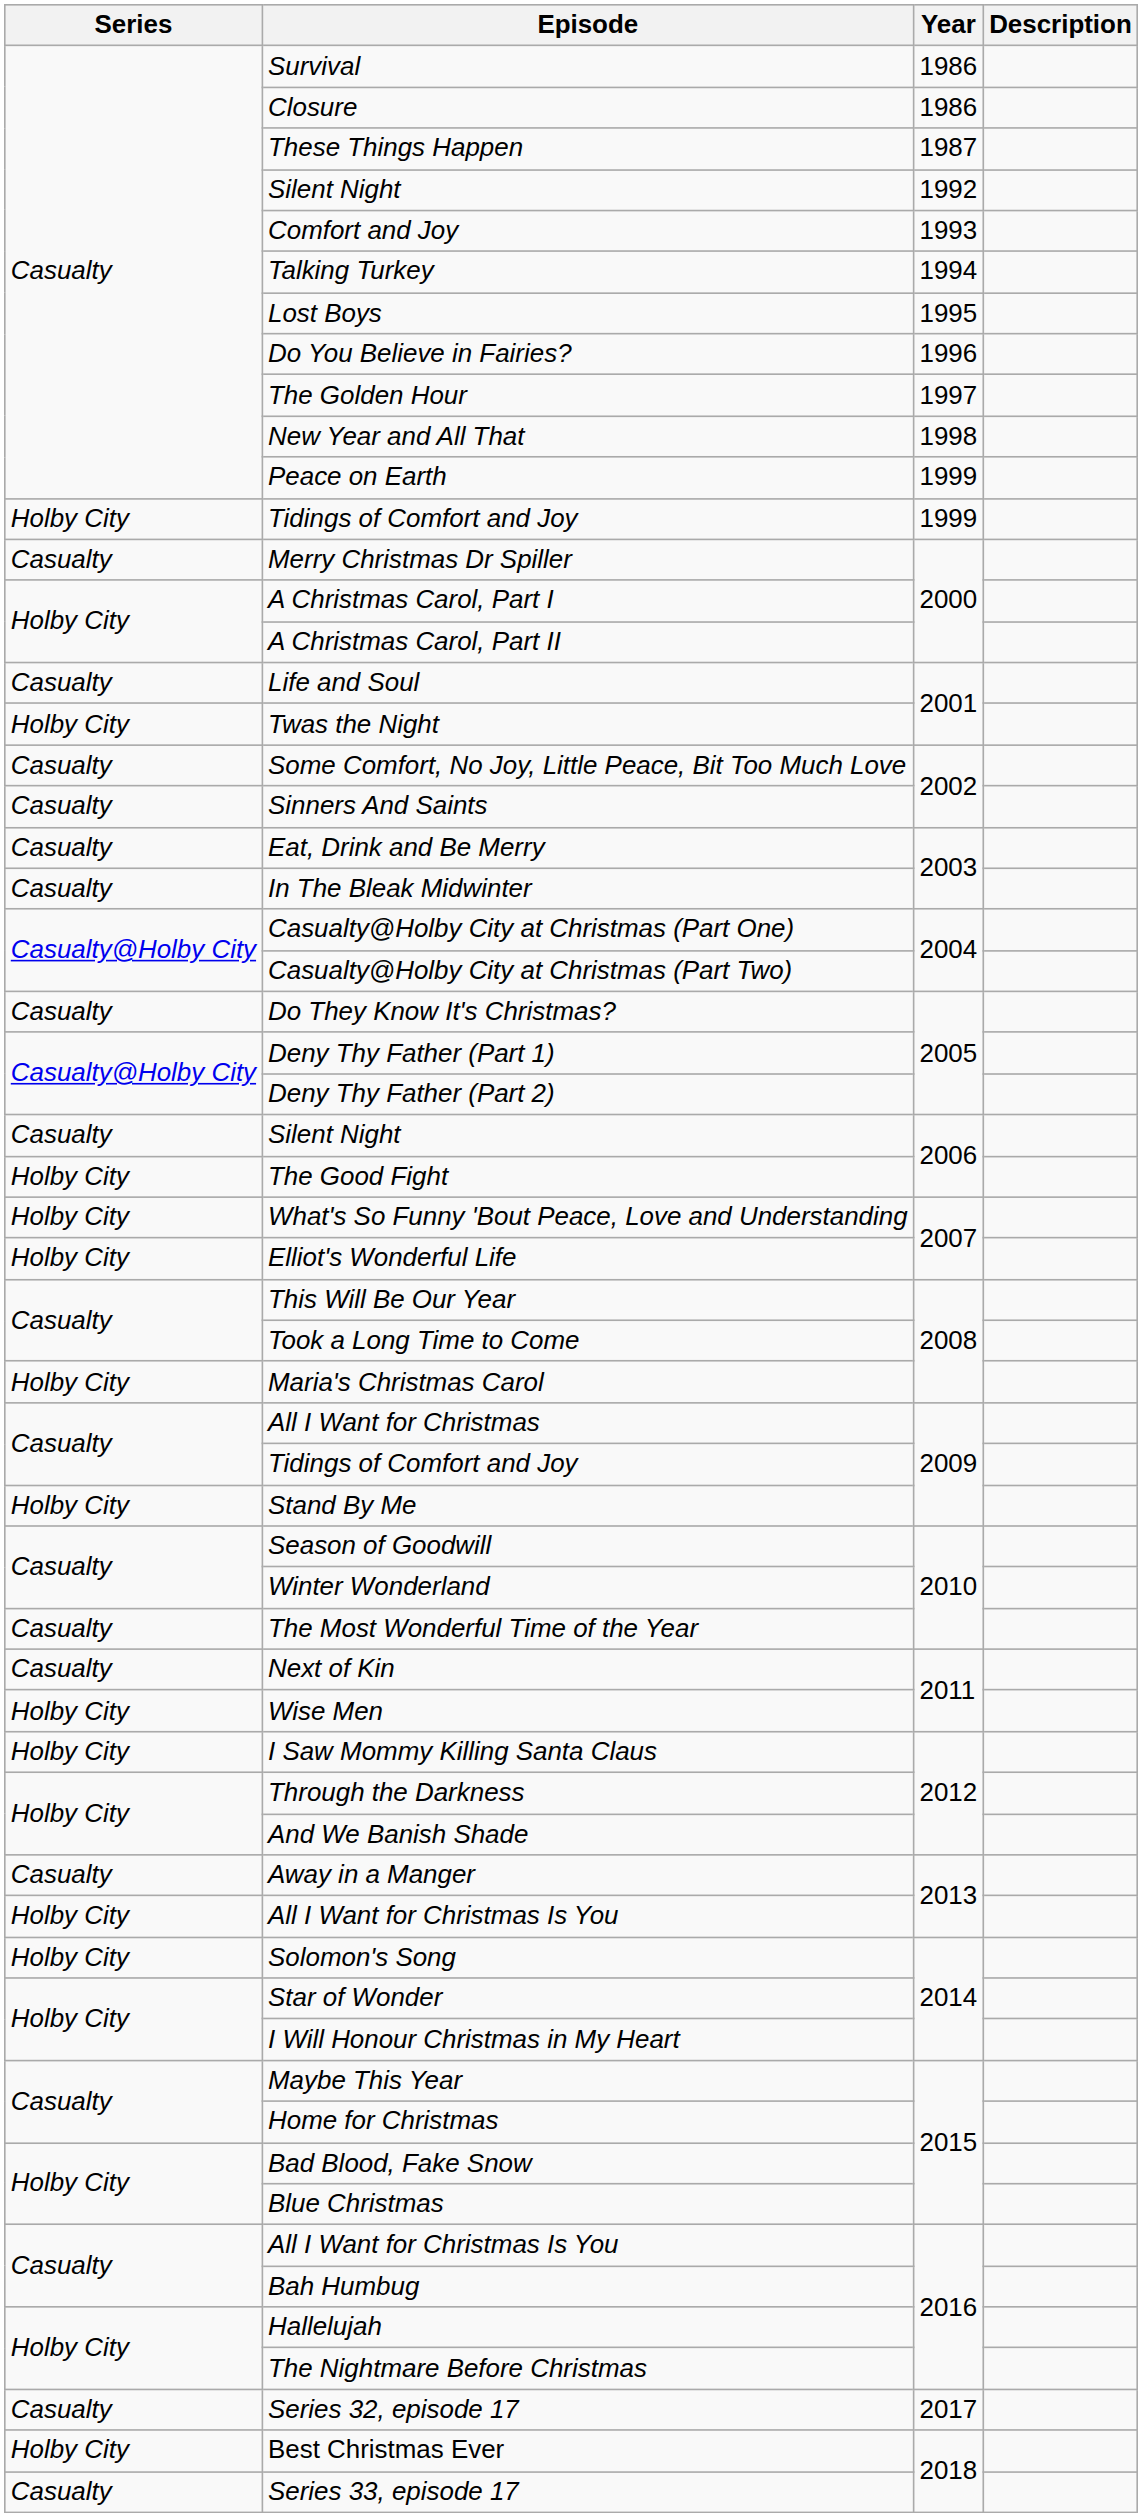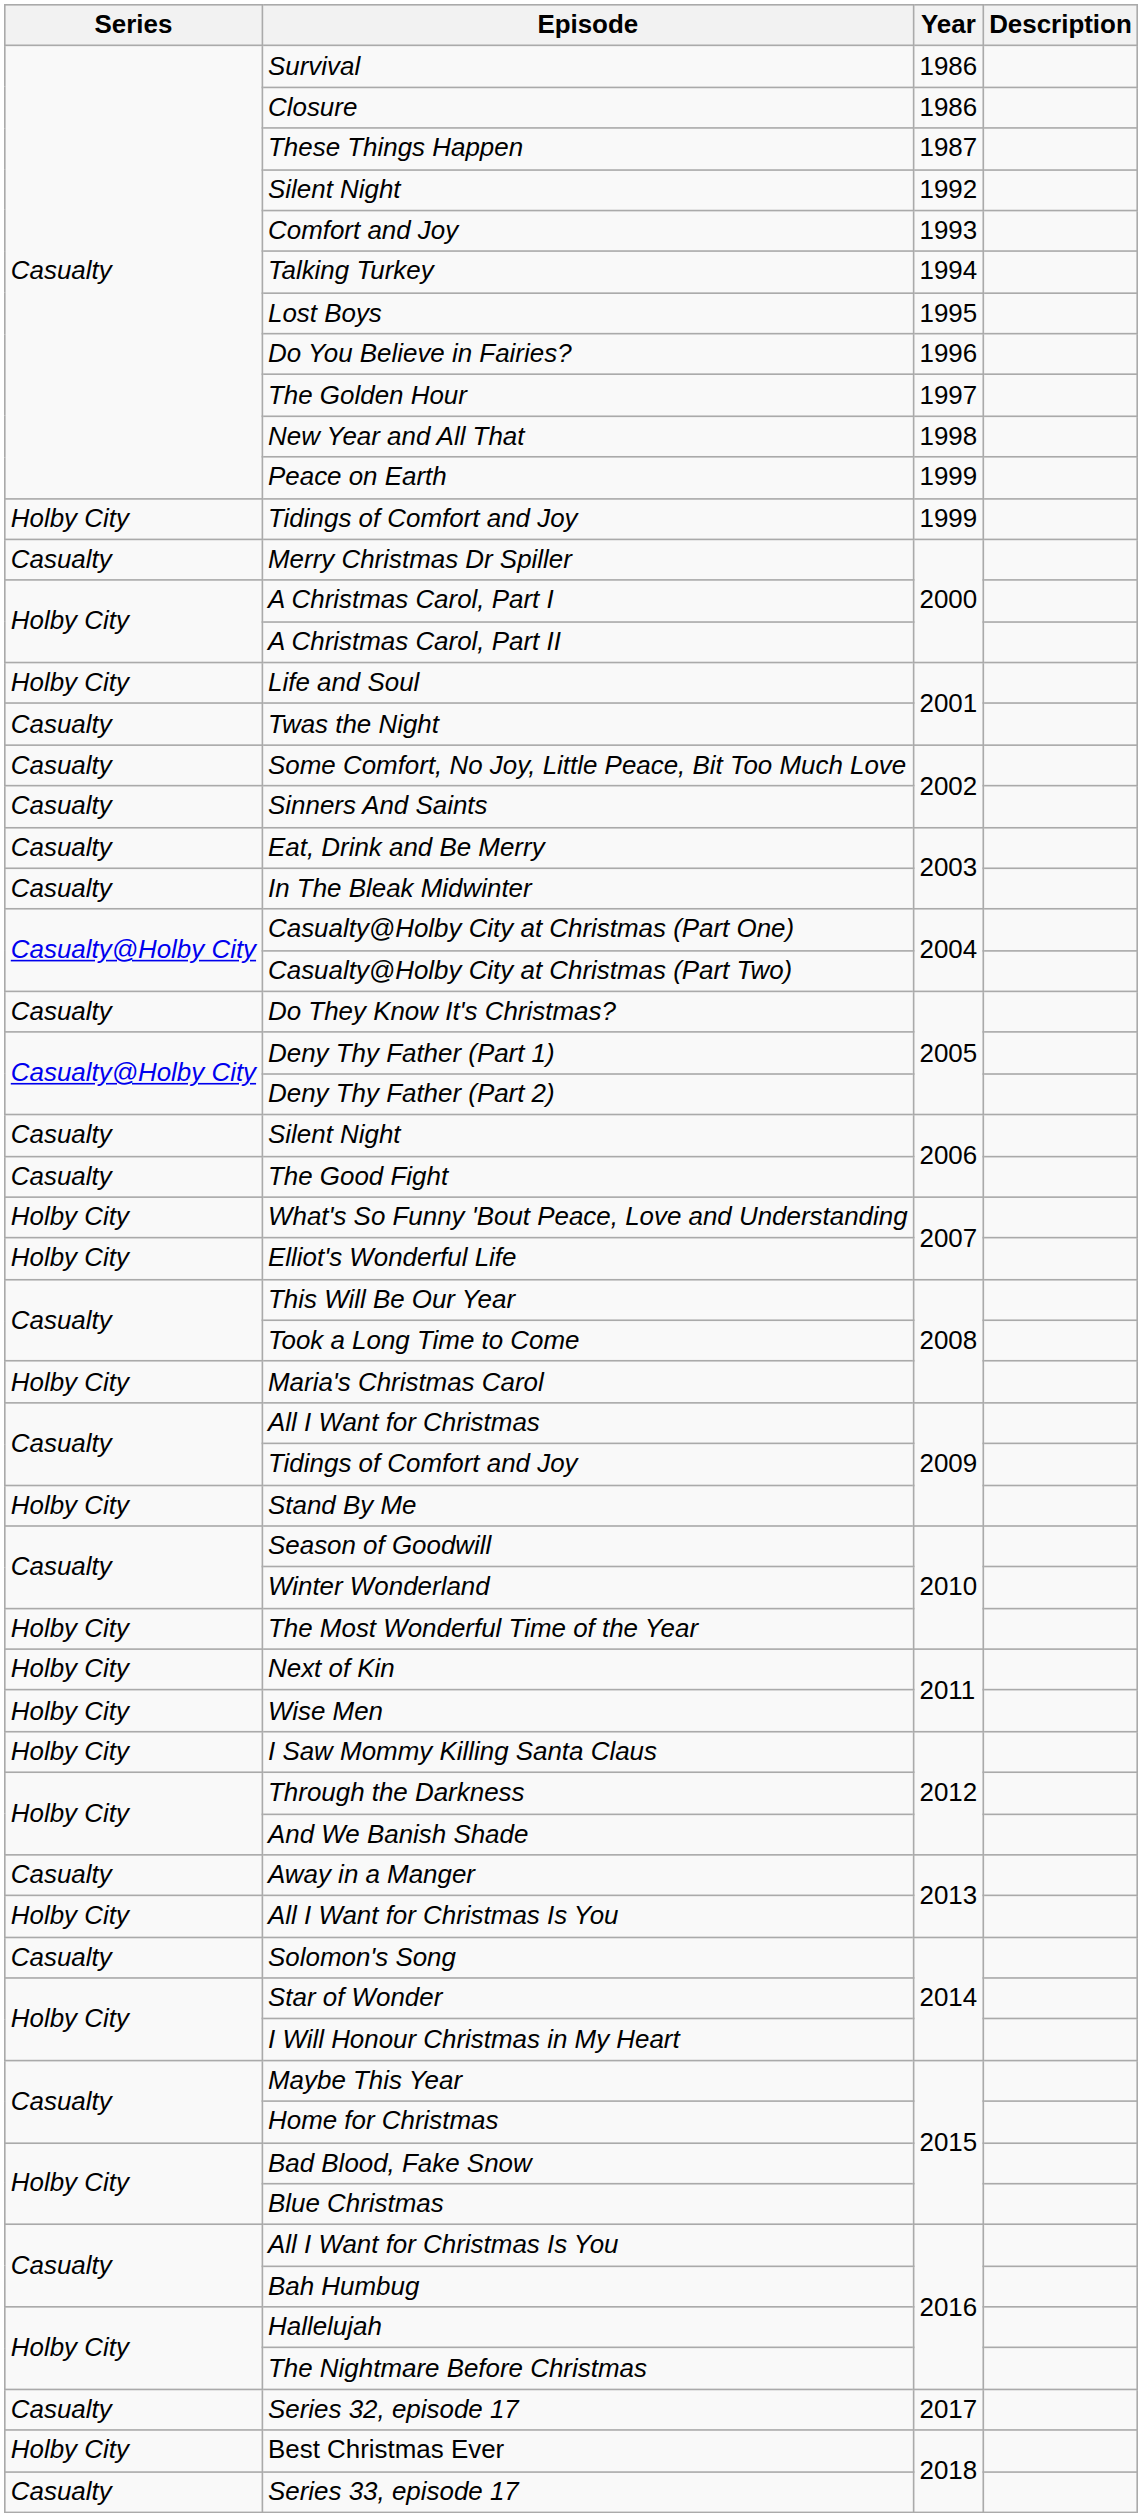(61, 682) Casualty -> (70, 682) Holby City
(70, 723) Holby City -> (61, 723) Casualty
(70, 1176) Holby City -> (61, 1176) Casualty
(61, 1628) Casualty -> (70, 1628) Holby City
(61, 1669) Casualty -> (70, 1669) Holby City
(70, 1957) Holby City -> (61, 1957) Casualty
